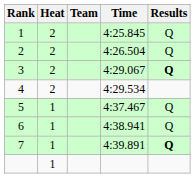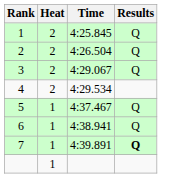- column: (84, 13)
(169, 70) bold -> (136, 70) normal
